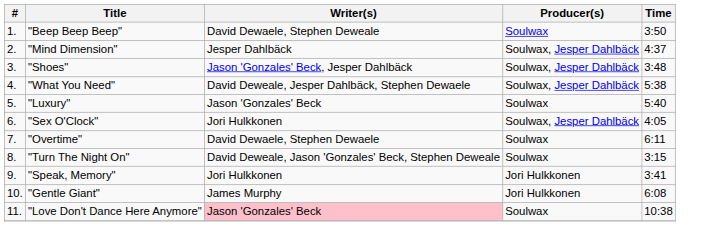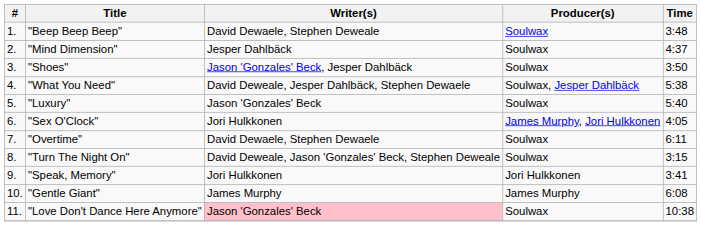(655, 31) 3:50 -> (677, 31) 3:48
(572, 49) Soulwax, Jesper Dahlbäck -> (527, 49) Soulwax
(572, 67) Soulwax, Jesper Dahlbäck -> (527, 67) Soulwax
(655, 67) 3:48 -> (677, 67) 3:50
(572, 121) Soulwax, Jesper Dahlbäck -> (583, 121) James Murphy, Jori Hulkkonen
(543, 193) Jori Hulkkonen -> (542, 193) James Murphy
